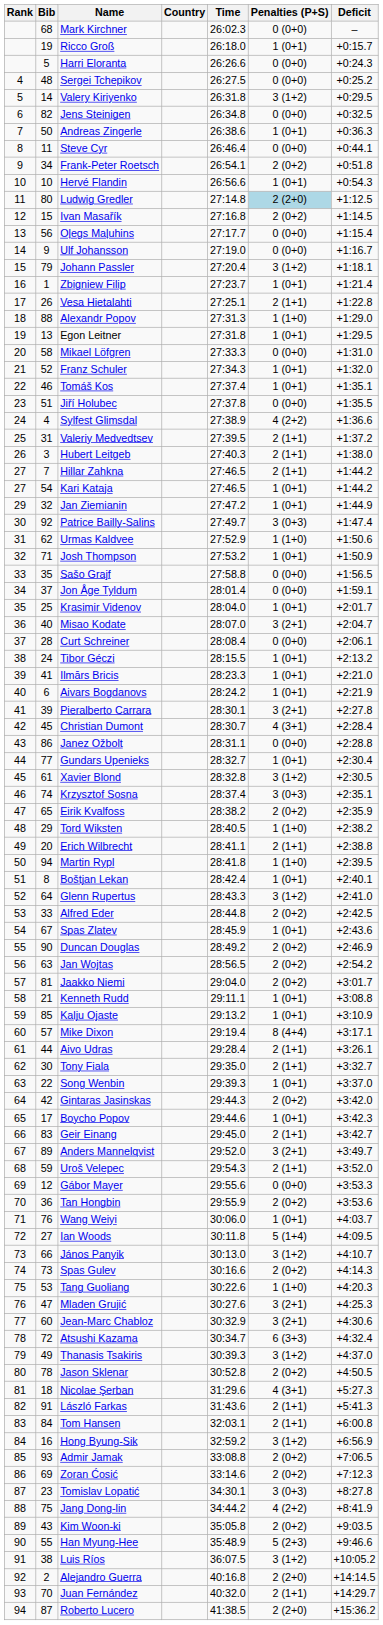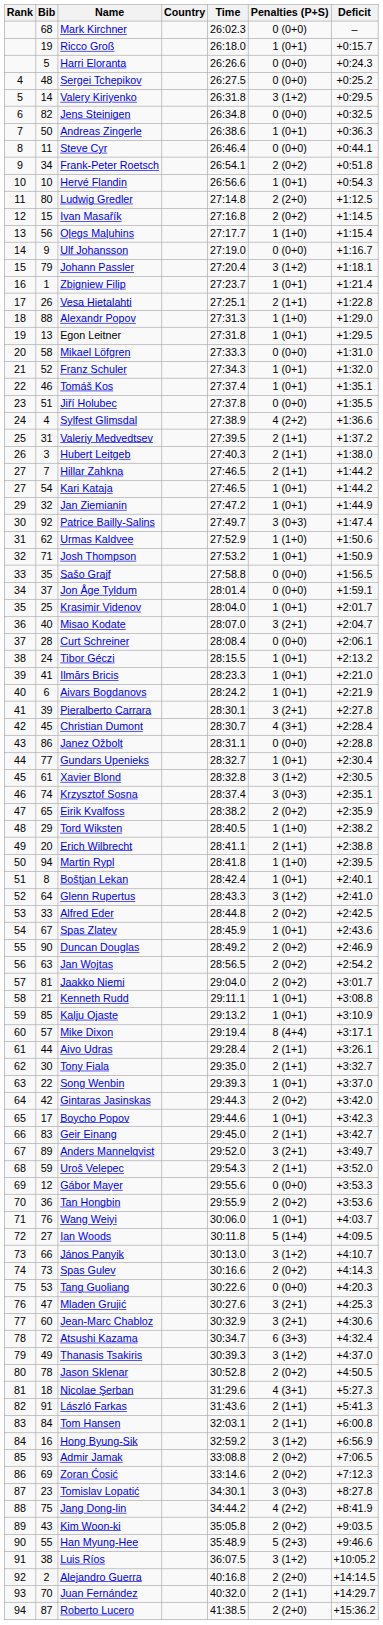(290, 200) lightblue background -> (290, 200) no background
(290, 234) 0 (0+0) -> (290, 234) 1 (1+0)
(290, 1288) 1 (1+0) -> (290, 1288) 0 (0+0)
